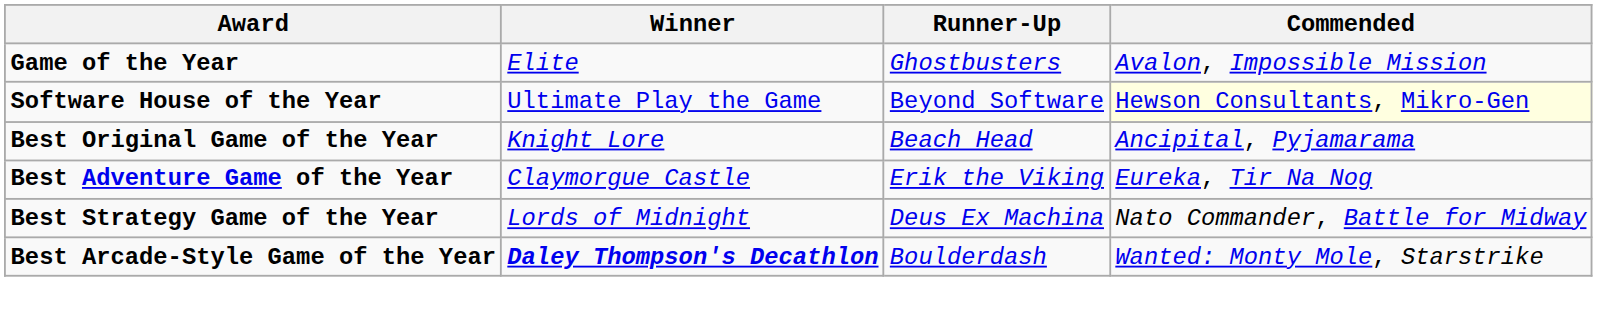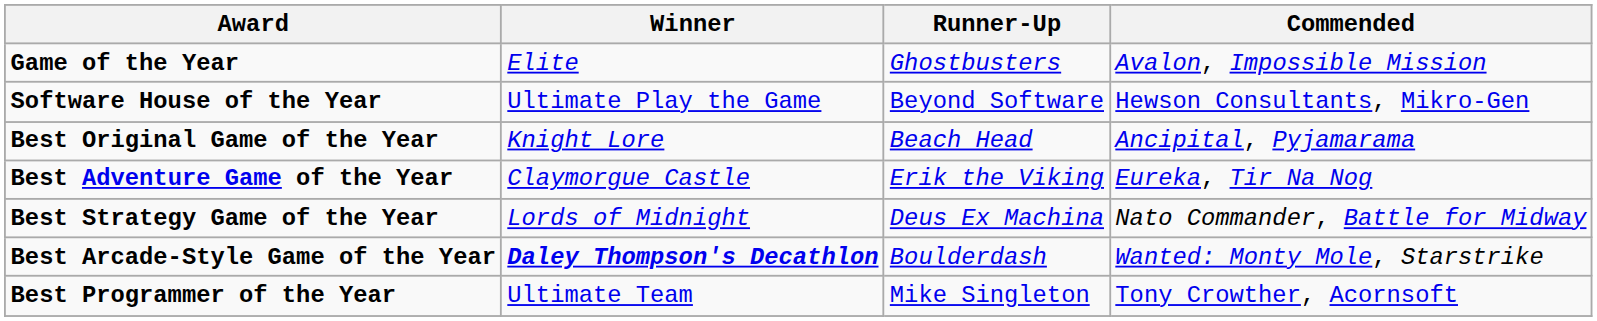(1322, 102) lightyellow background -> (1322, 102) no background
+ row: (203, 296)
